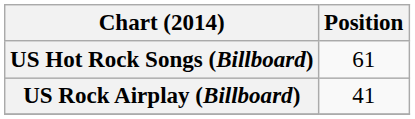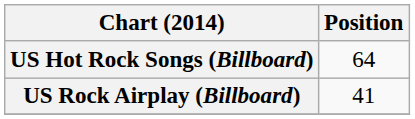(364, 59) 61 -> (364, 59) 64
